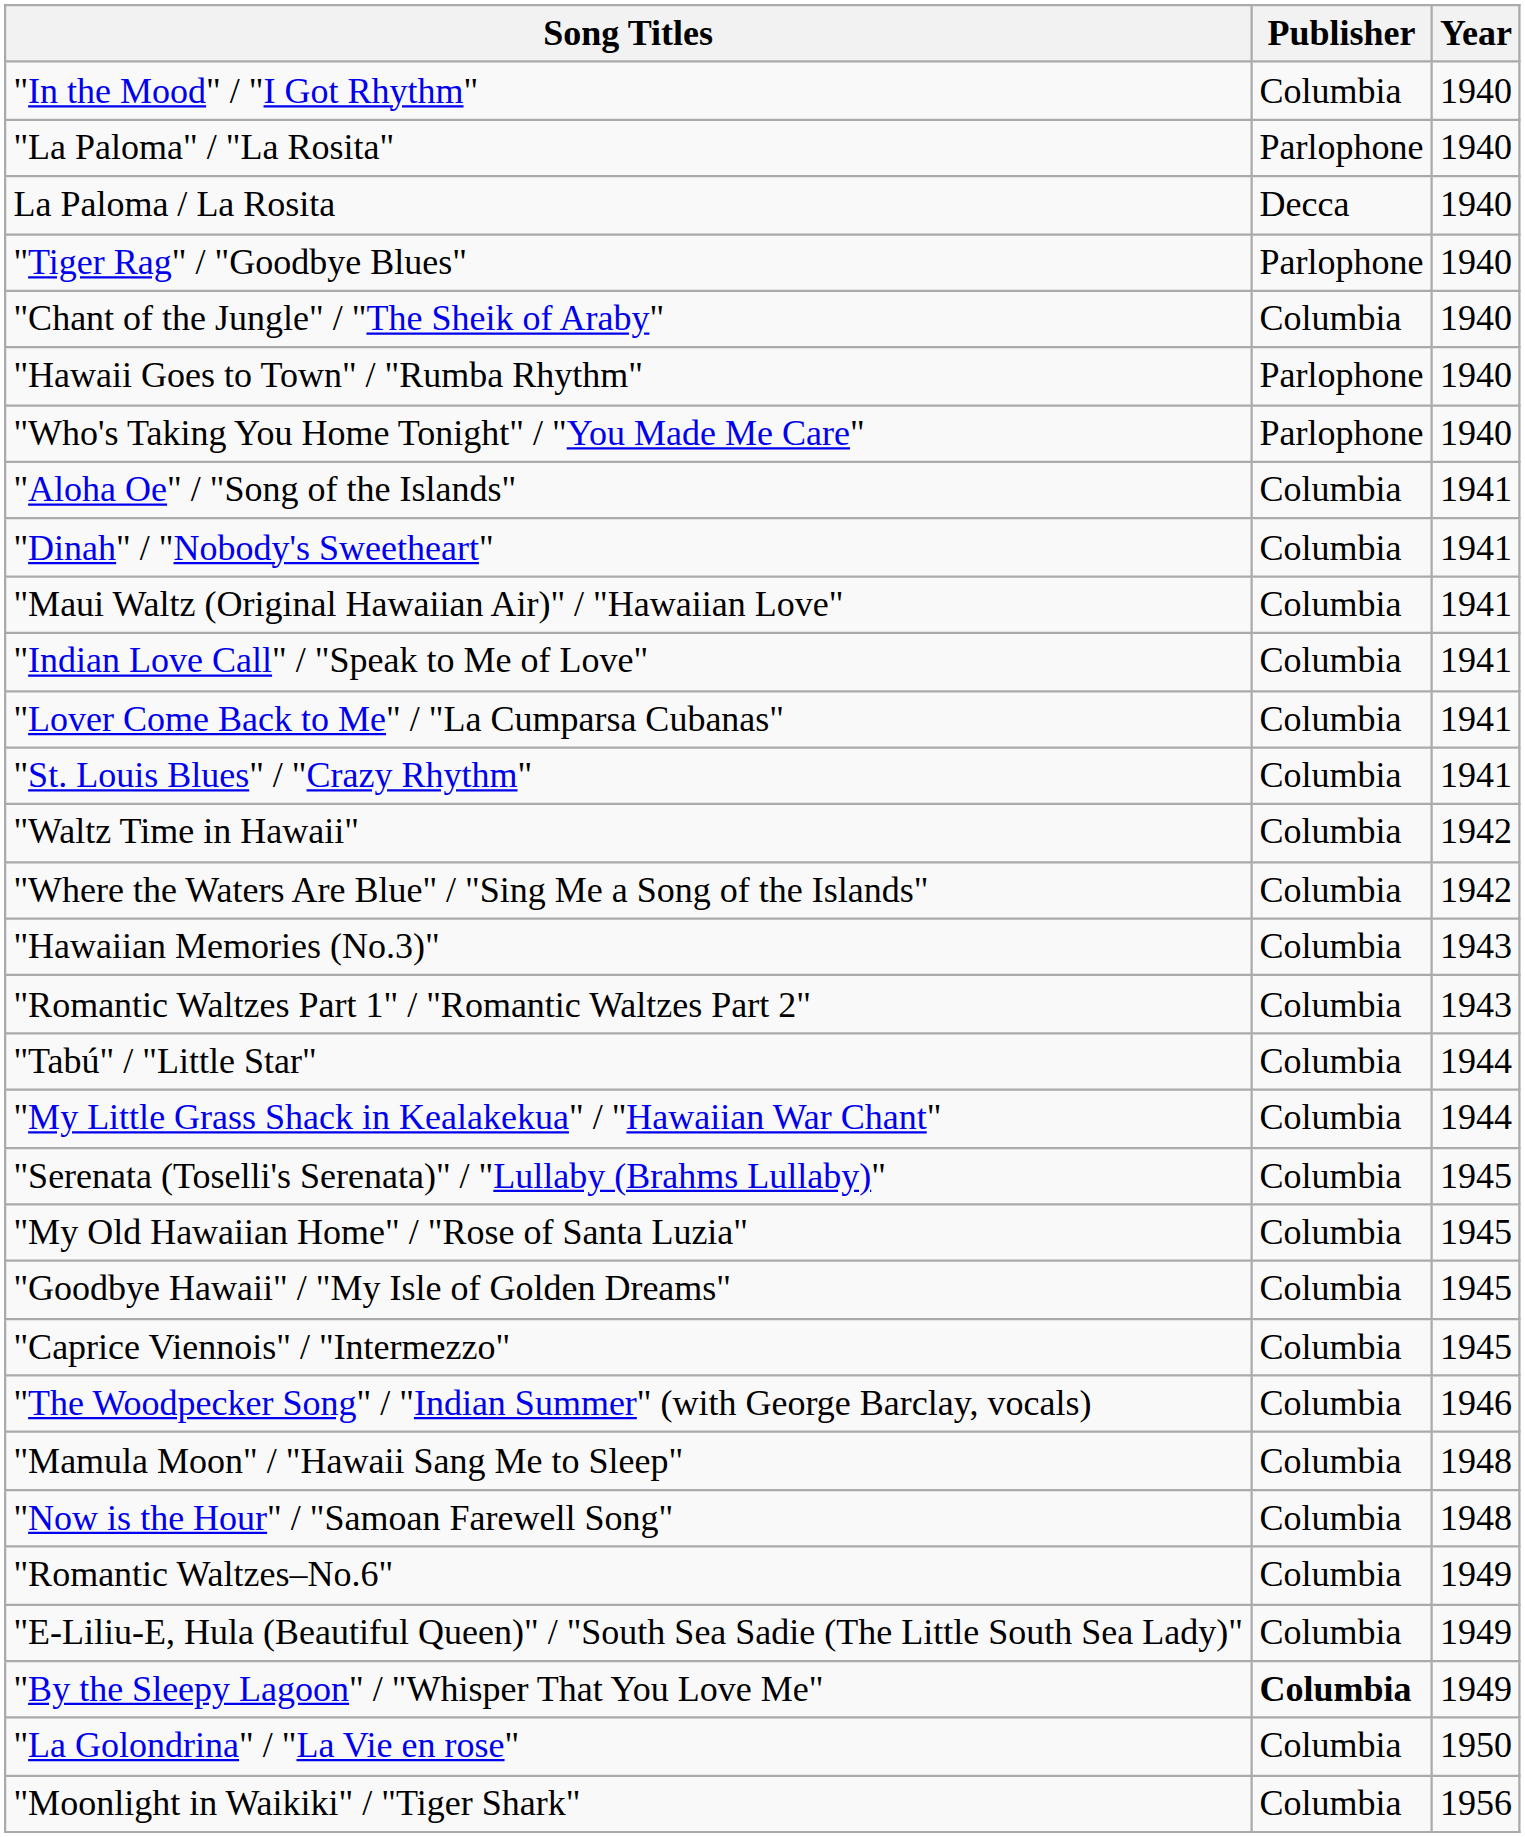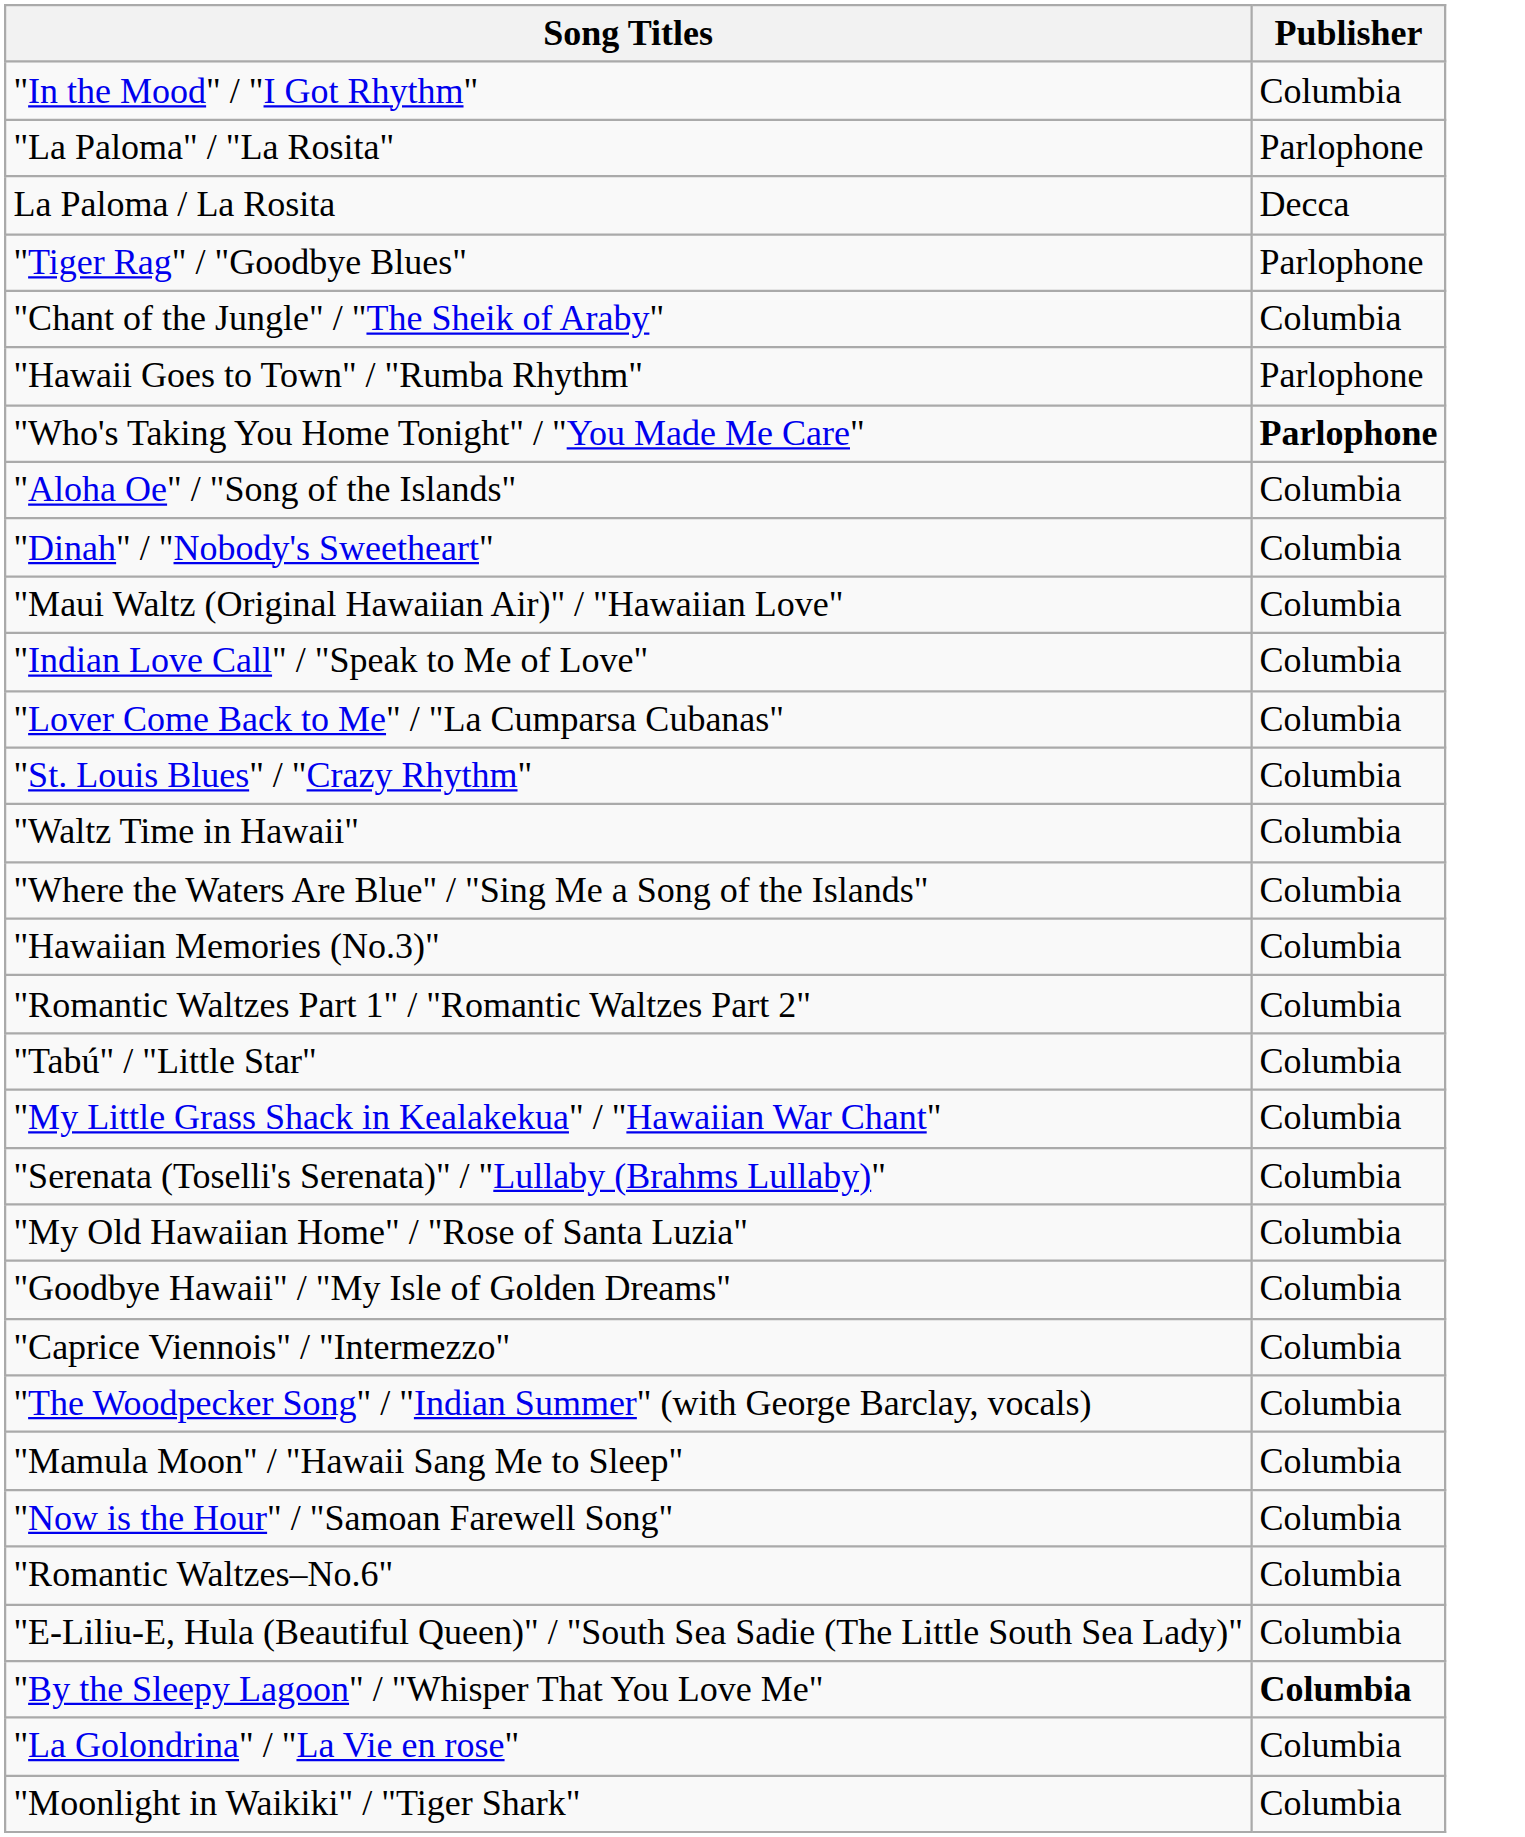- column: (1476, 33)
(1341, 432) normal -> (1349, 432) bold
